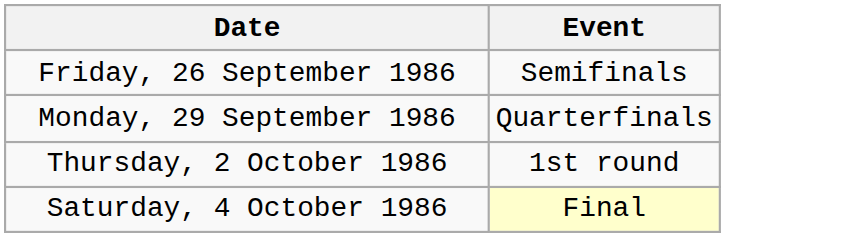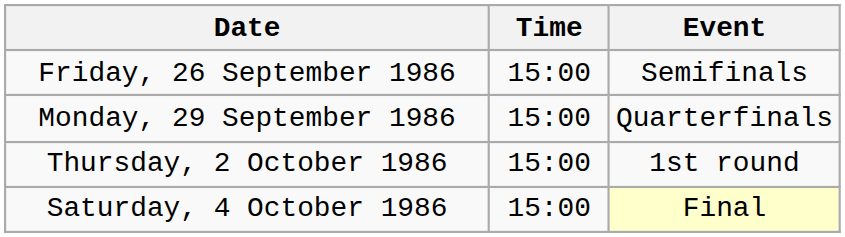+ column: (549, 28)
